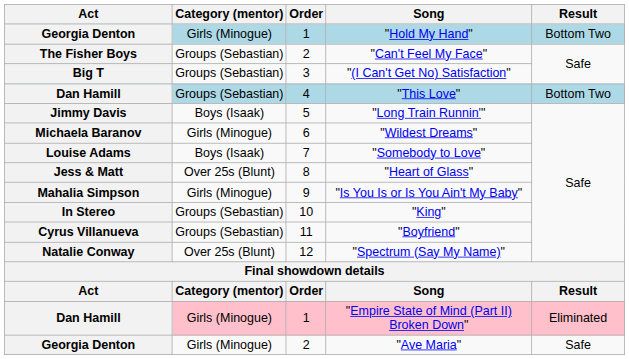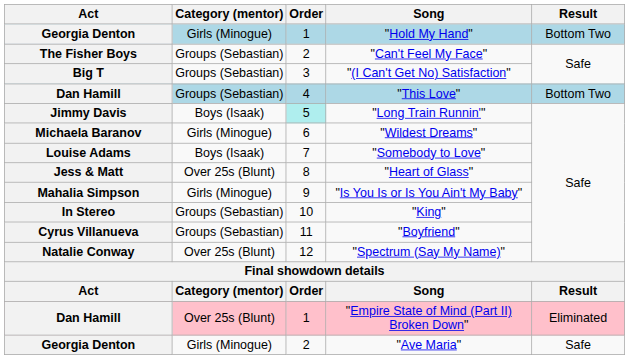(306, 113) no background -> (306, 113) paleturquoise background
(229, 318) Girls (Minogue) -> (229, 318) Over 25s (Blunt)
